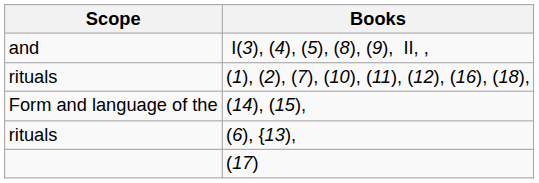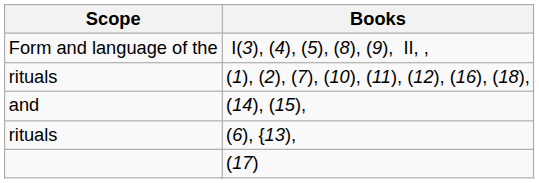(24, 47) and -> (113, 47) Form and language of the
(113, 105) Form and language of the -> (24, 105) and
